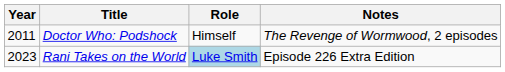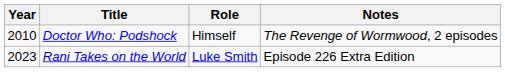(22, 35) 2011 -> (22, 35) 2010
(225, 56) lightblue background -> (225, 56) no background
